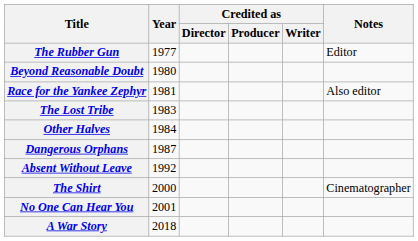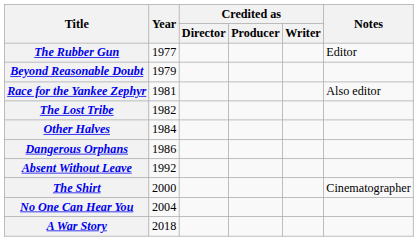(164, 71) 1980 -> (164, 71) 1979
(164, 110) 1983 -> (164, 110) 1982
(164, 149) 1987 -> (164, 149) 1986
(164, 206) 2001 -> (164, 206) 2004
